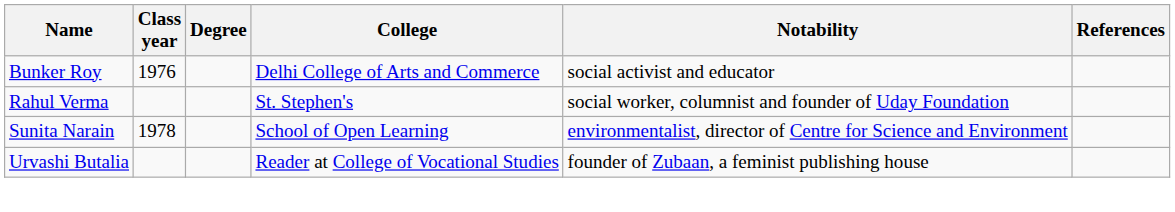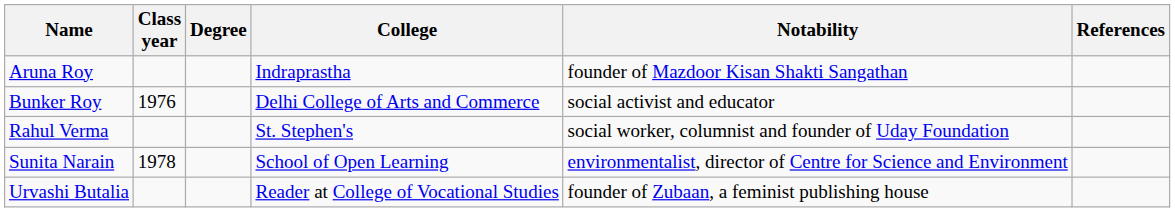+ row: (51, 71)
